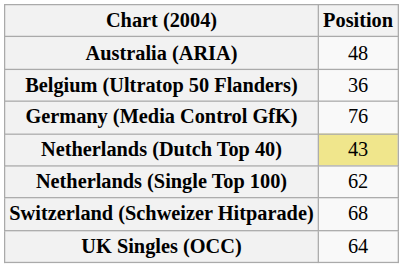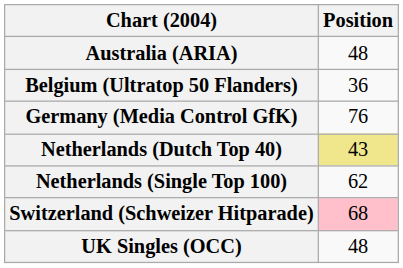(358, 213) no background -> (358, 213) pink background
(358, 246) 64 -> (358, 246) 48
